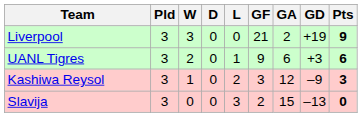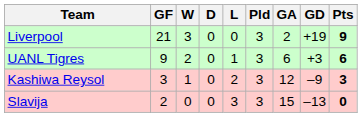columns swapped: (165, 15) <-> (261, 15)
